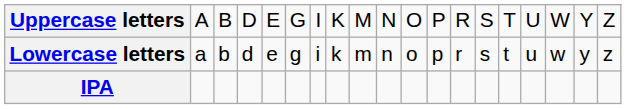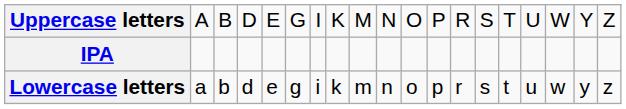rows swapped: (97, 53) <-> (97, 86)
